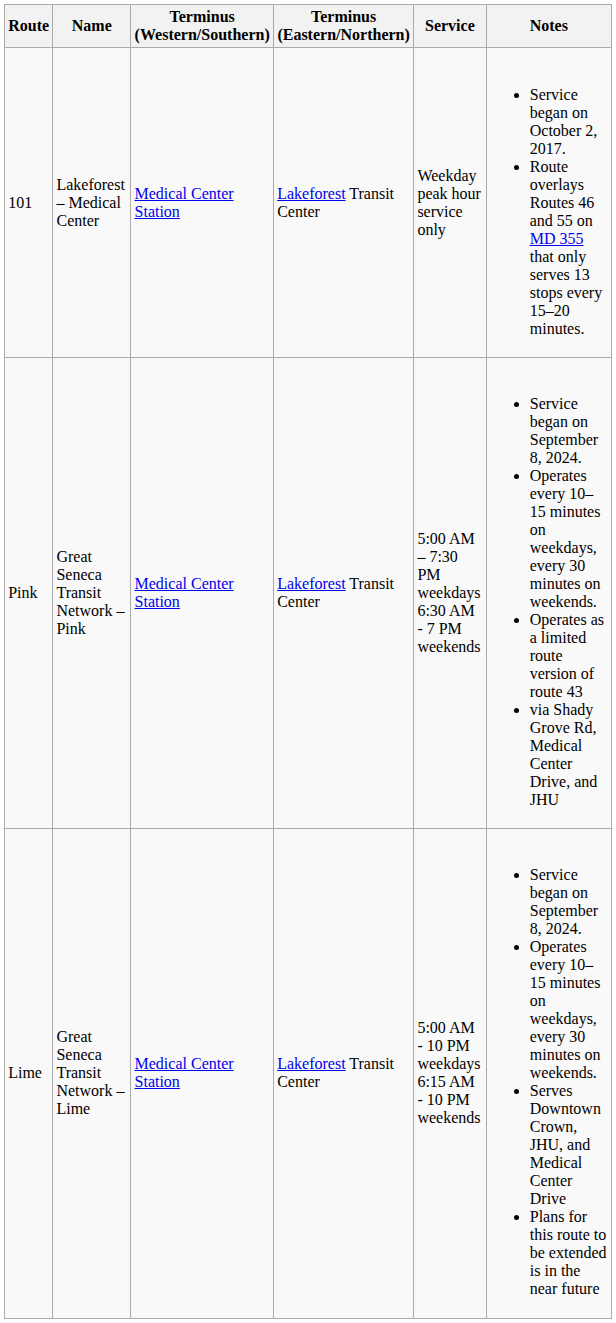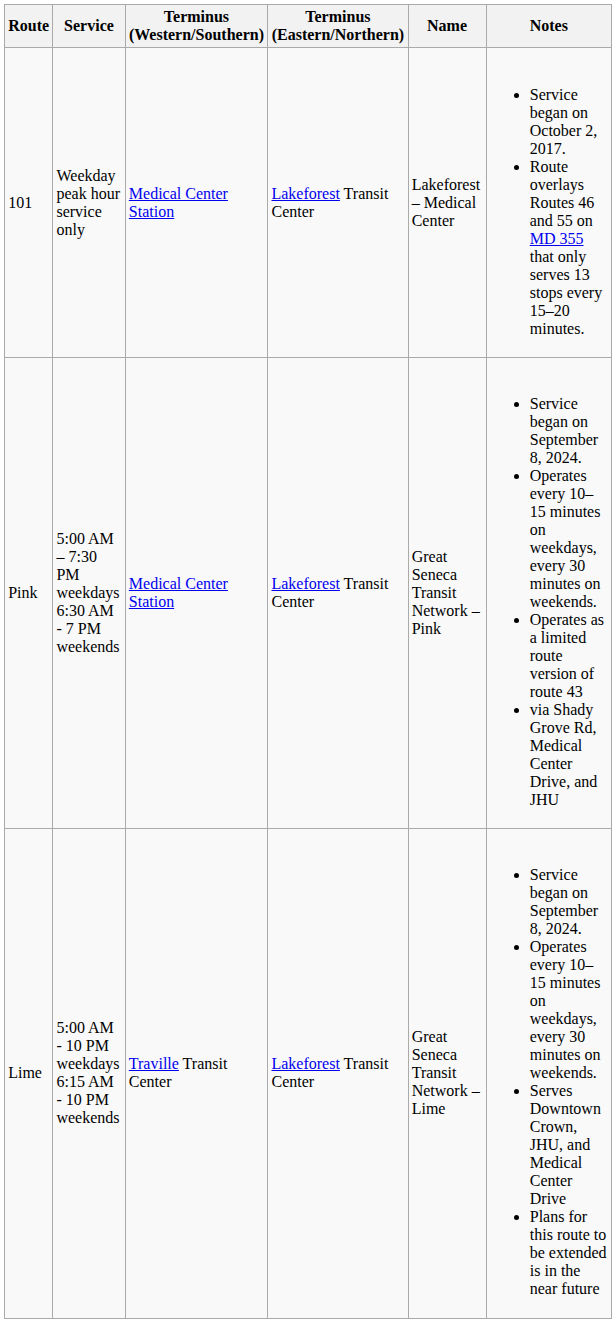columns swapped: (92, 26) <-> (450, 26)
(184, 1073) Medical Center Station -> (178, 1073) Traville Transit Center
